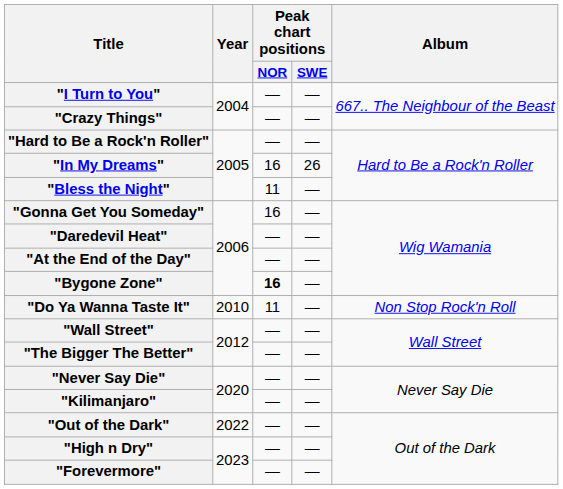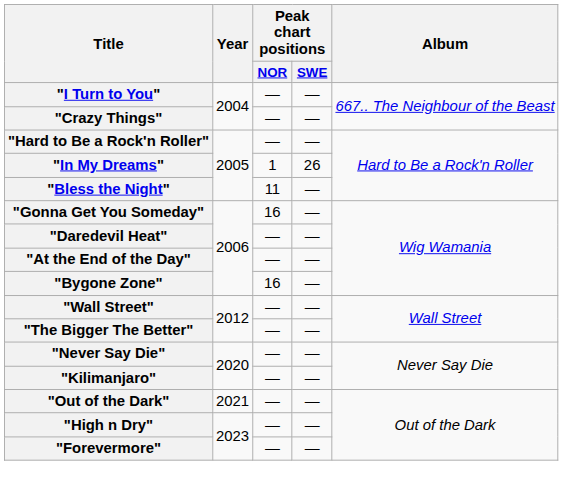(272, 165) 16 -> (272, 165) 1
(272, 283) bold -> (272, 283) normal
- row: (109, 306)
(233, 424) 2022 -> (233, 401) 2021
